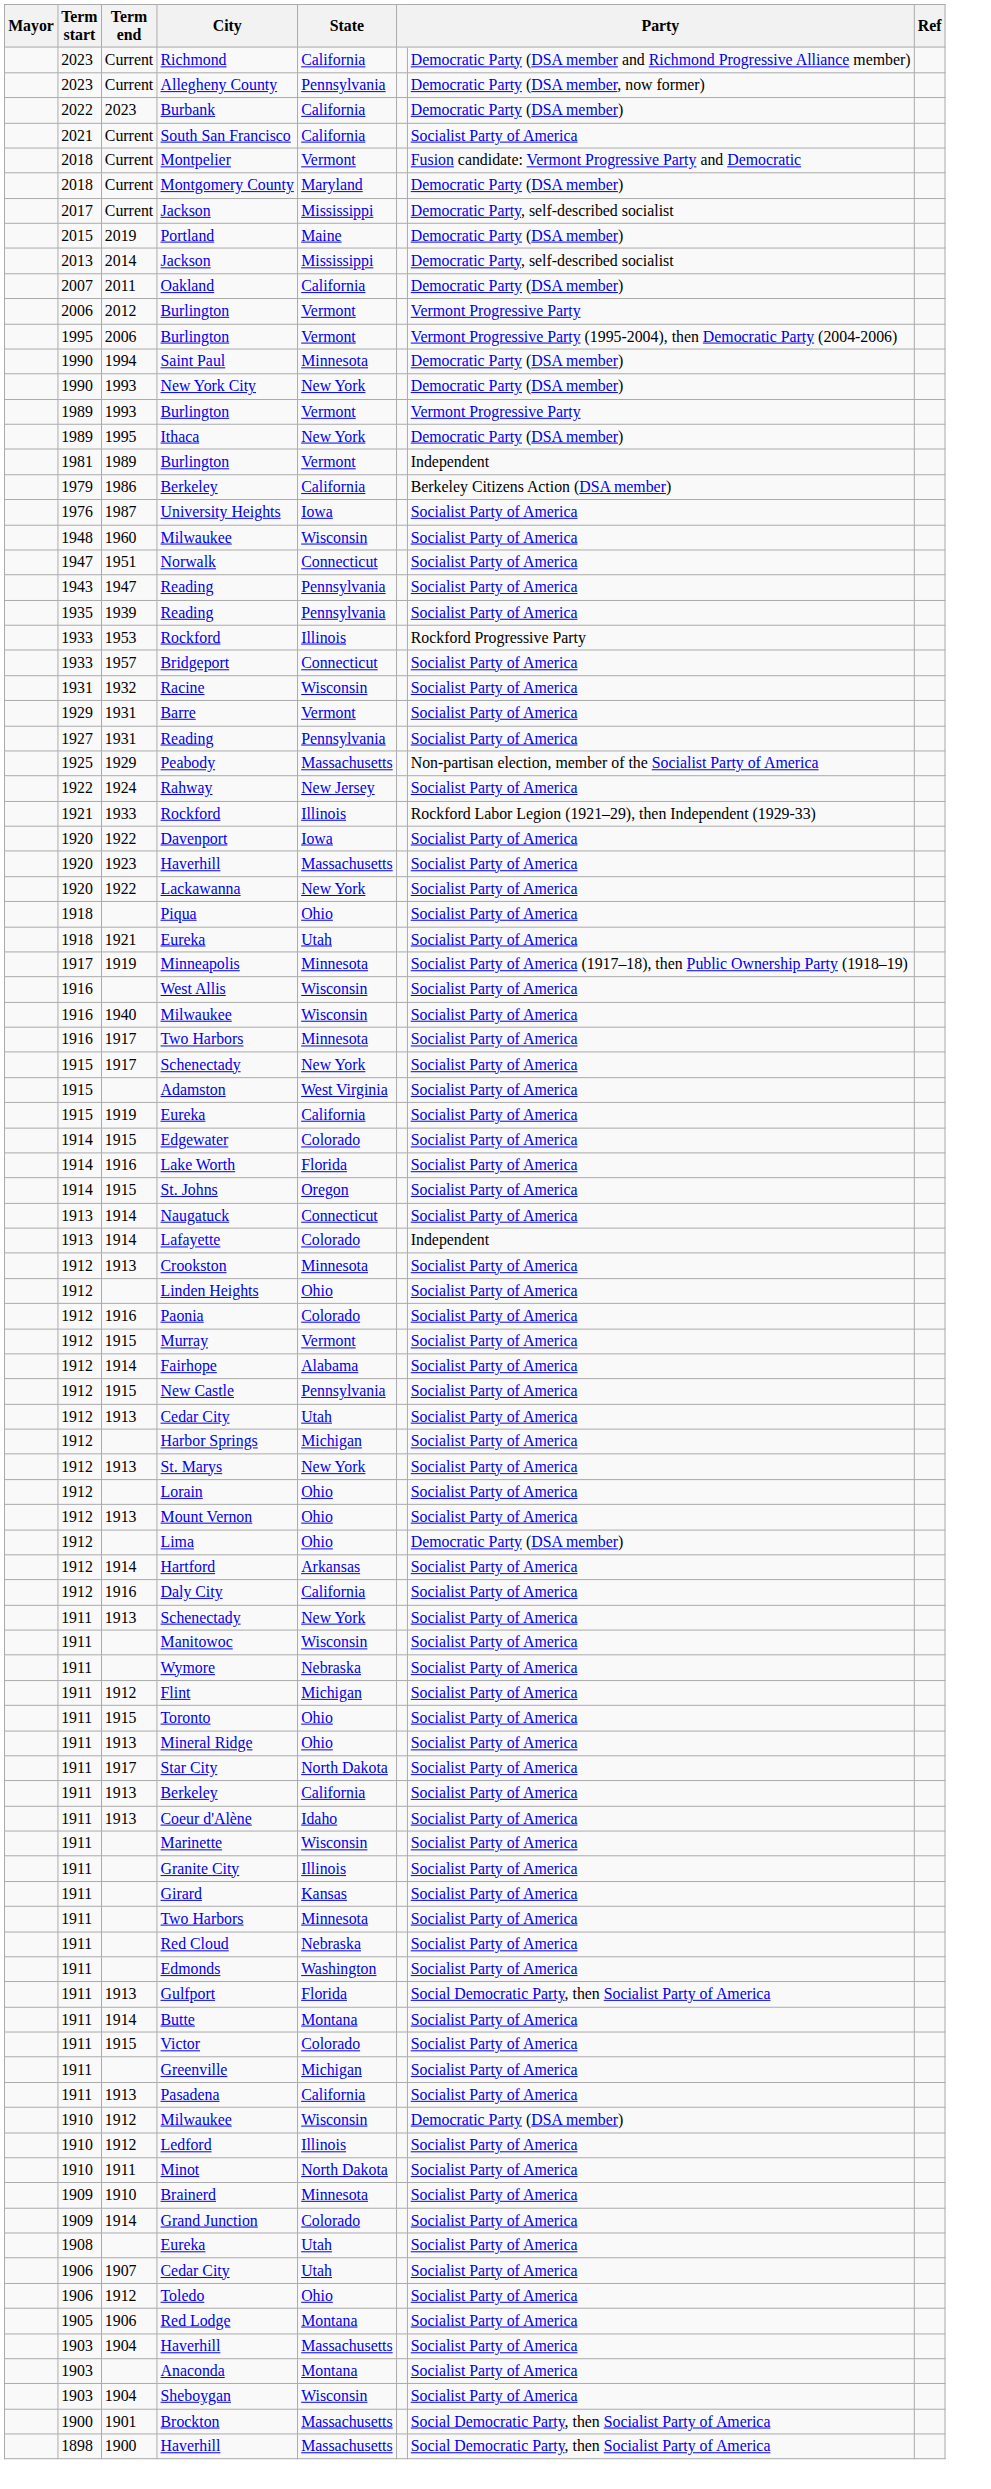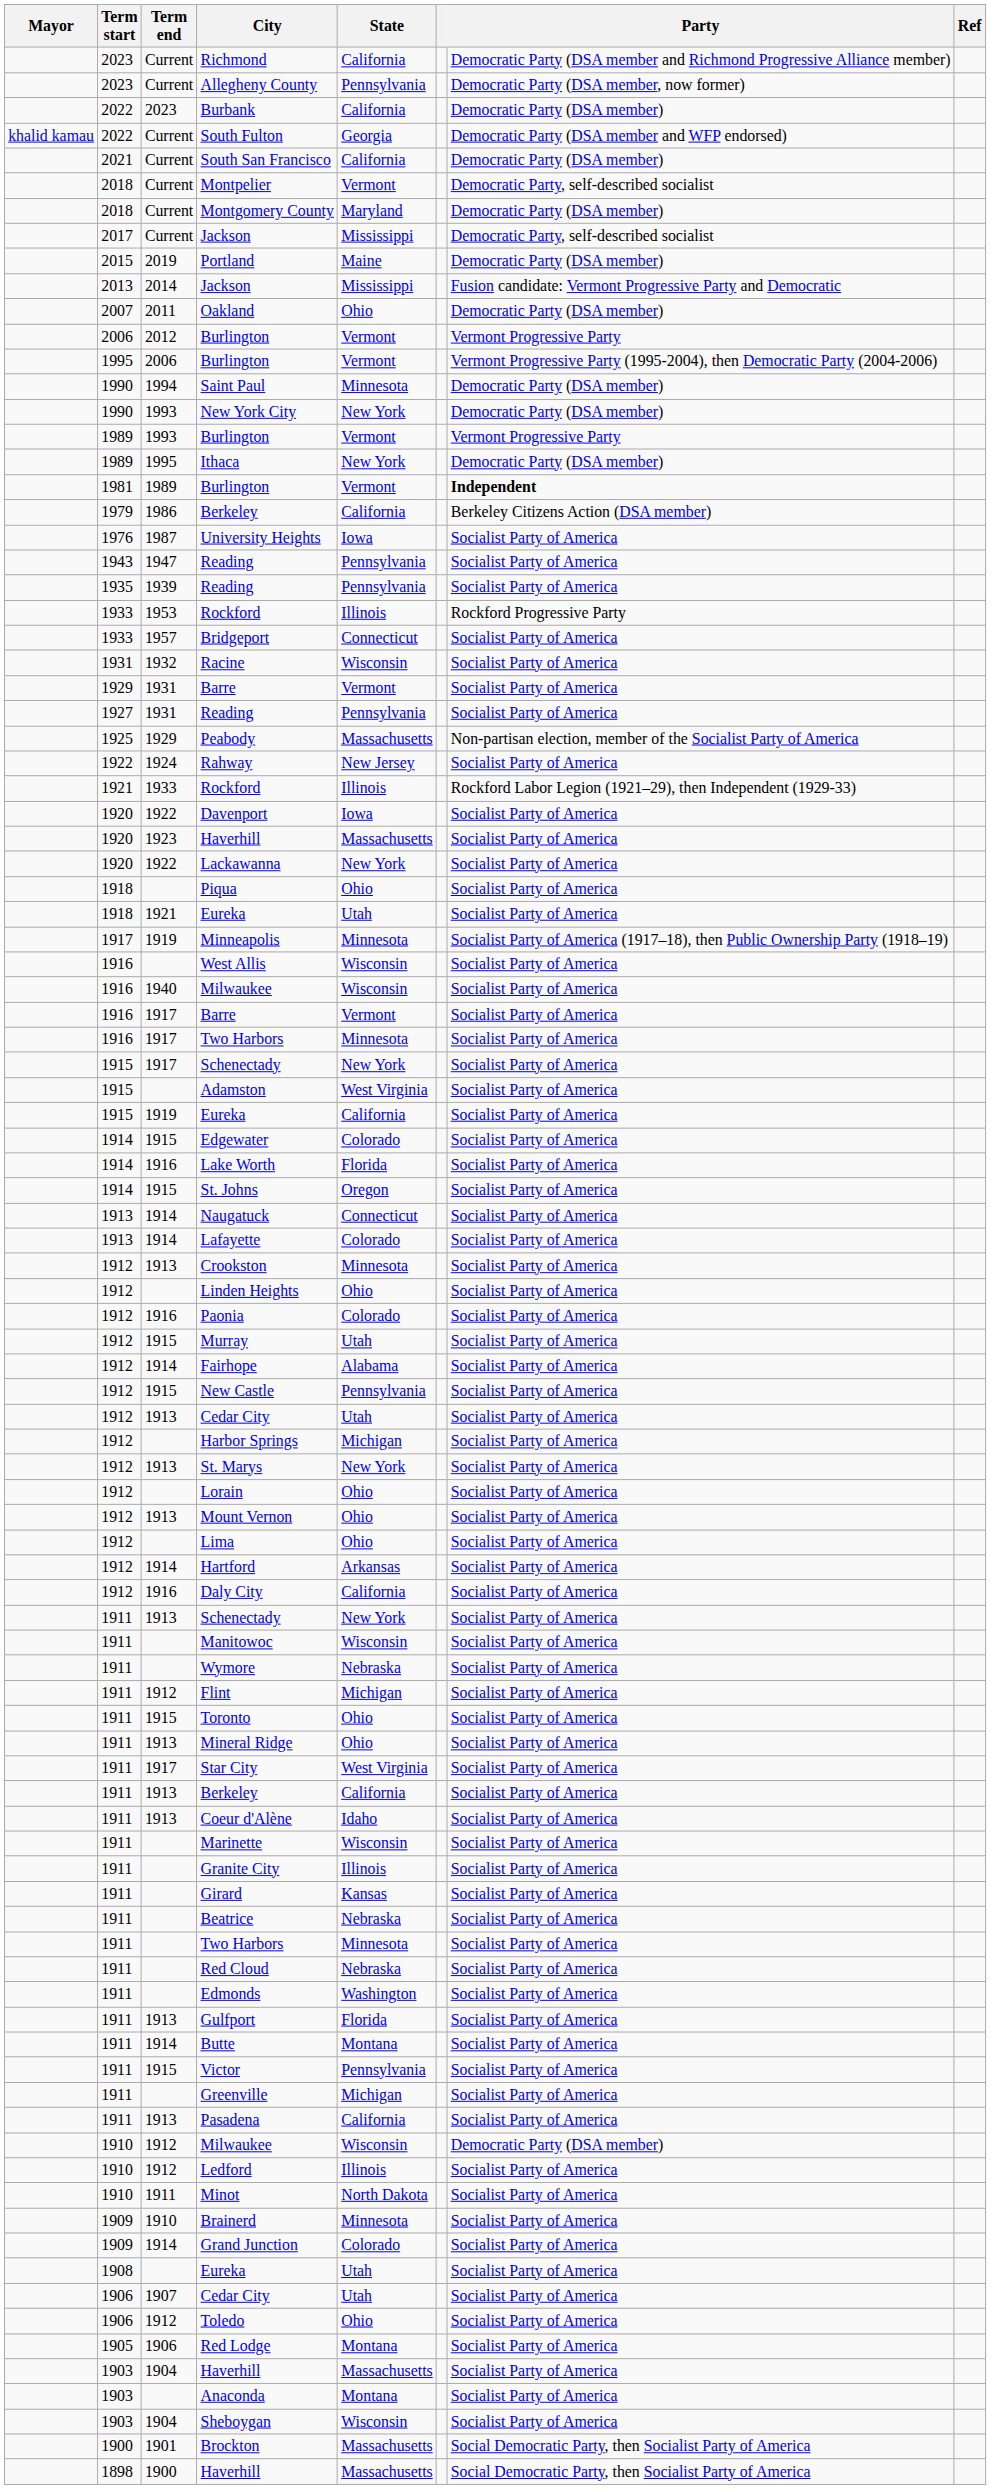+ row: (117, 135)
(494, 135) Socialist Party of America -> (557, 160) Democratic Party (DSA member)
(606, 160) Fusion candidate: Vermont Progressive Party and Democratic -> (582, 185) Democratic Party, self-described socialist
(542, 260) Democratic Party, self-described socialist -> (646, 286) Fusion candidate: Vermont Progressive Party and Democratic
(333, 286) California -> (357, 311) Ohio
(450, 461) normal -> (493, 487) bold
- row: (77, 537)
- row: (77, 562)
+ row: (117, 1014)
(450, 1240) Independent -> (534, 1240) Socialist Party of America
(328, 1341) Vermont -> (357, 1341) Utah
(517, 1542) Democratic Party (DSA member) -> (534, 1542) Socialist Party of America
(344, 1768) North Dakota -> (384, 1768) West Virginia
+ row: (117, 1918)
(591, 1994) Social Democratic Party, then Socialist Party of America -> (534, 2019) Socialist Party of America
(331, 2044) Colorado -> (383, 2069) Pennsylvania
